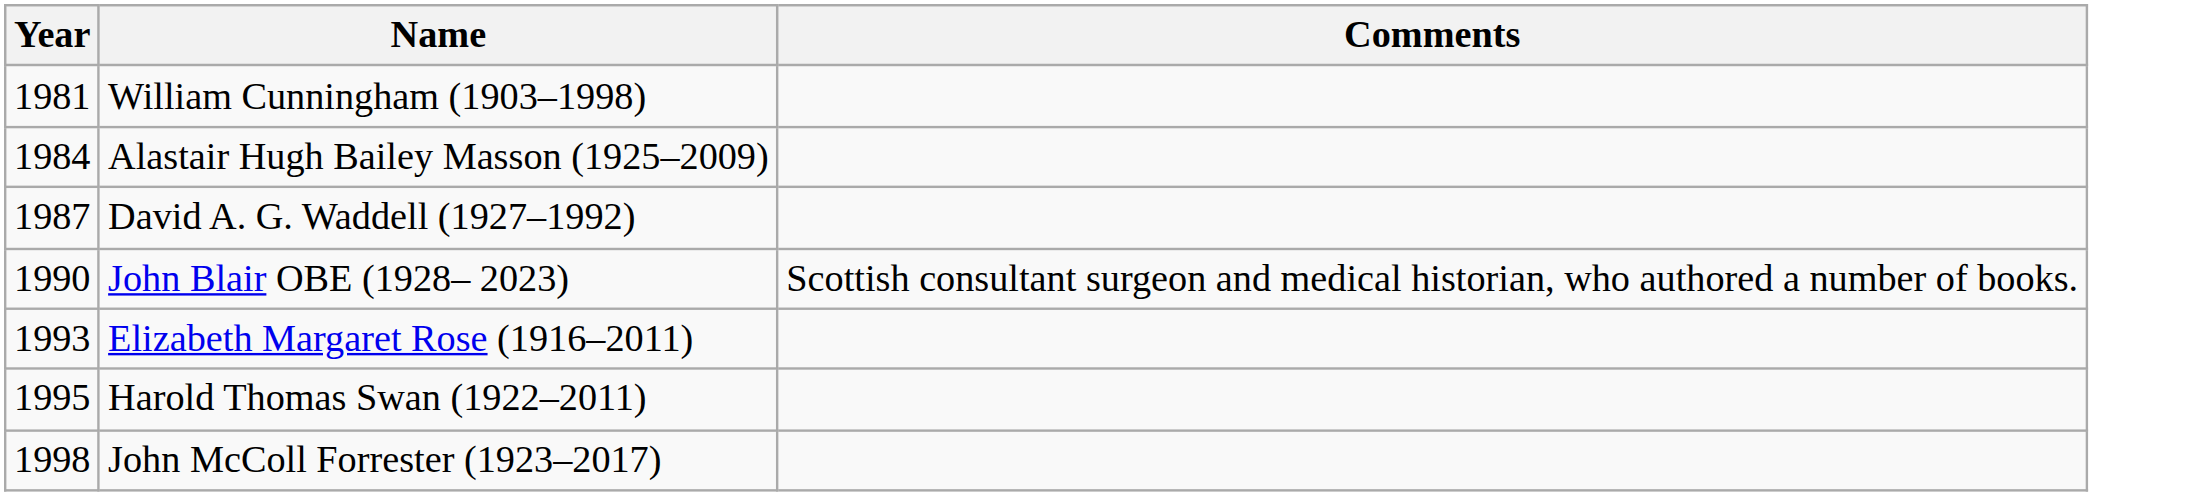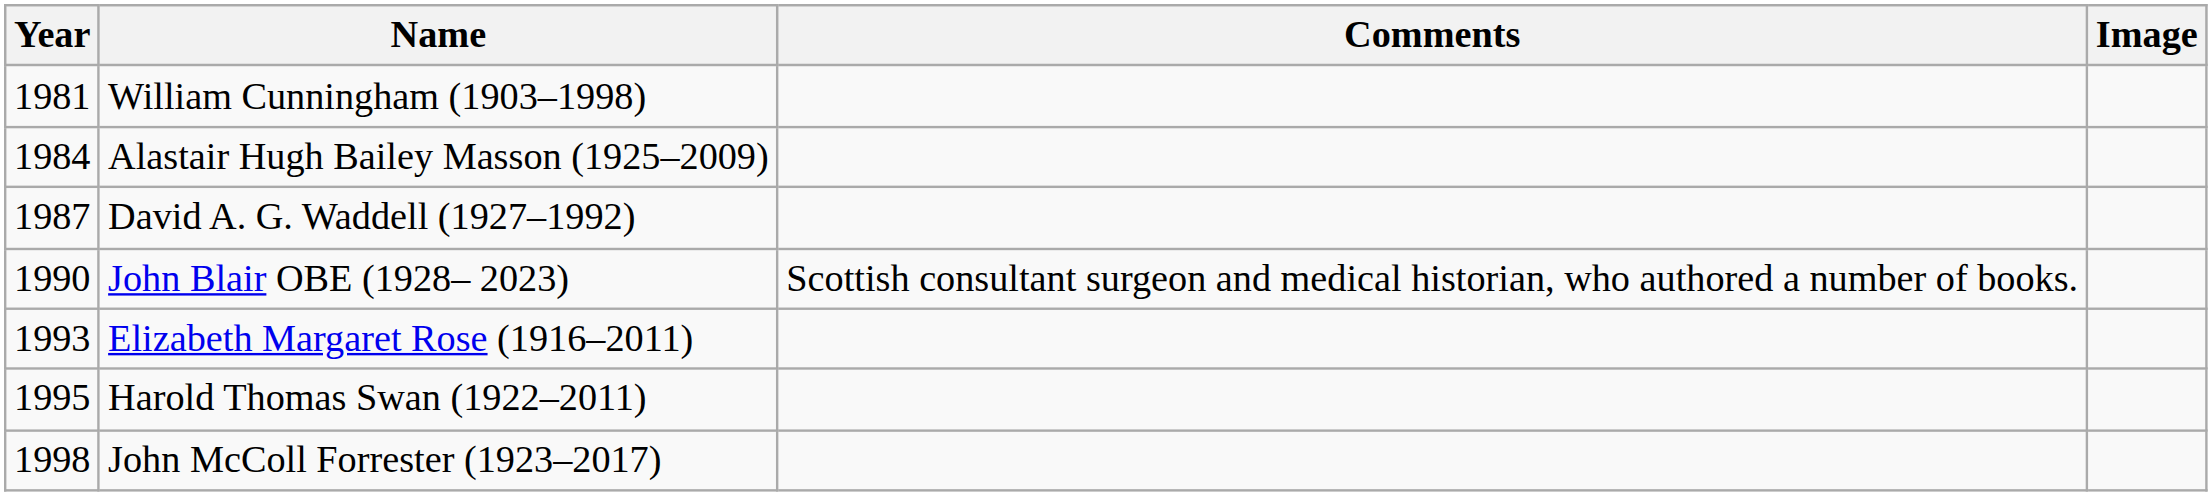+ column: (2147, 34)
